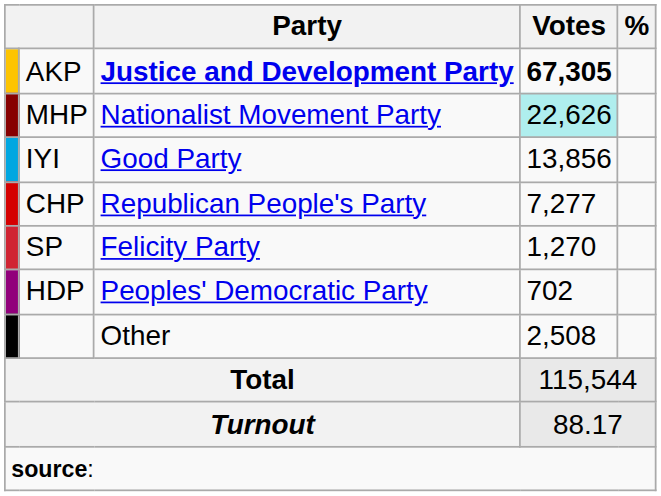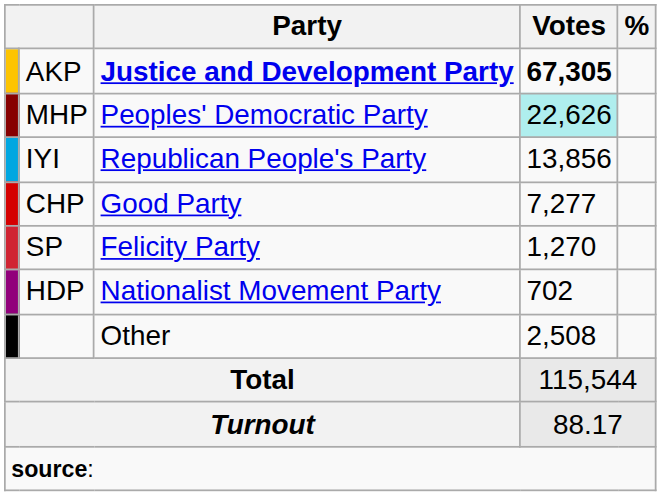(271, 114) Nationalist Movement Party -> (264, 114) Peoples' Democratic Party
(171, 159) Good Party -> (263, 159) Republican People's Party
(263, 203) Republican People's Party -> (171, 203) Good Party
(264, 291) Peoples' Democratic Party -> (271, 291) Nationalist Movement Party
